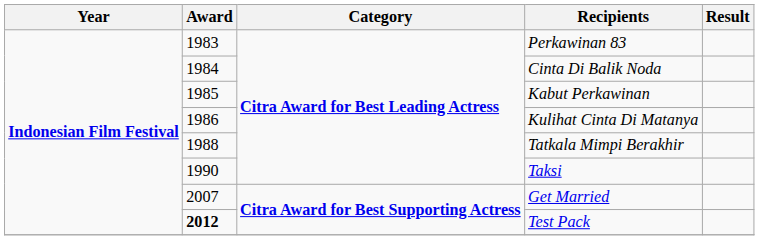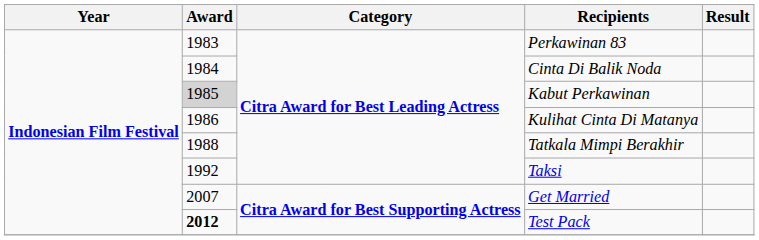(202, 94) no background -> (202, 94) lightgrey background
(202, 171) 1990 -> (202, 171) 1992
